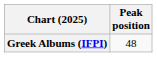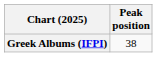(131, 43) 48 -> (131, 43) 38
